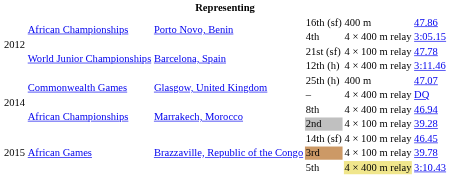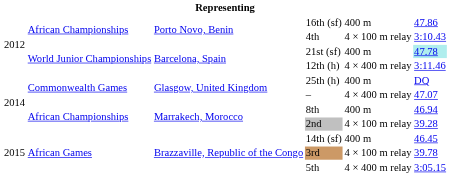(378, 37) 4 × 400 m relay -> (378, 37) 4 × 100 m relay
(430, 37) 3:05.15 -> (430, 37) 3:10.43
(378, 51) 4 × 100 m relay -> (358, 51) 400 m
(426, 51) no background -> (426, 51) paleturquoise background
(426, 80) 47.07 -> (422, 80) DQ
(422, 95) DQ -> (426, 95) 47.07
(378, 109) 4 × 400 m relay -> (358, 109) 400 m
(378, 138) 4 × 100 m relay -> (358, 138) 400 m
(378, 167) khaki background -> (378, 167) no background
(430, 167) 3:10.43 -> (430, 167) 3:05.15
